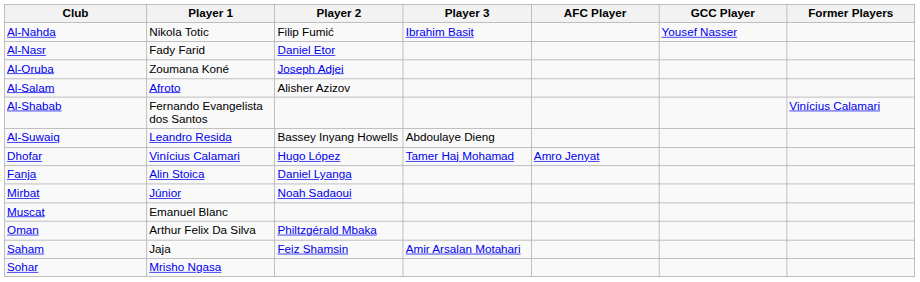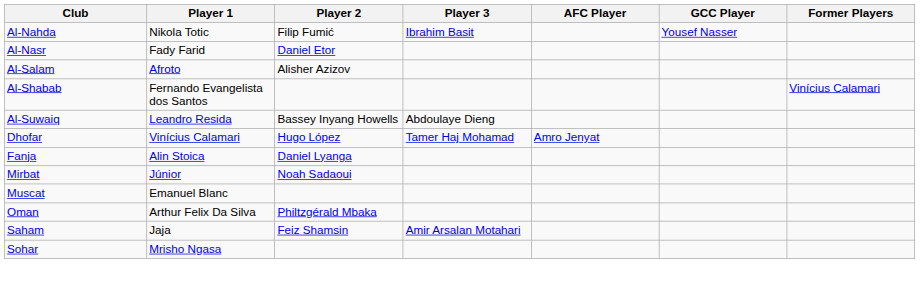- row: (30, 69)
